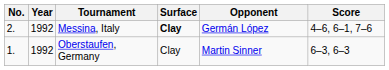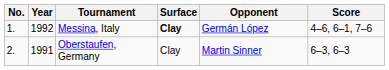(11, 28) 2. -> (11, 28) 1.
(11, 50) 1. -> (11, 50) 2.
(42, 50) 1992 -> (42, 50) 1991
